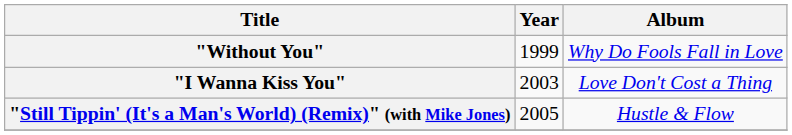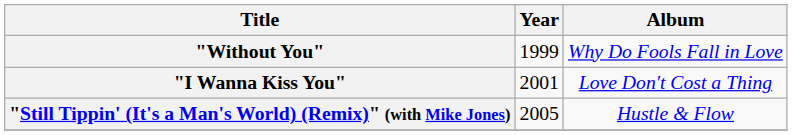(539, 82) 2003 -> (539, 82) 2001
